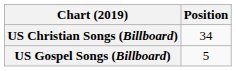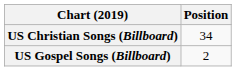(206, 55) 5 -> (206, 55) 2
